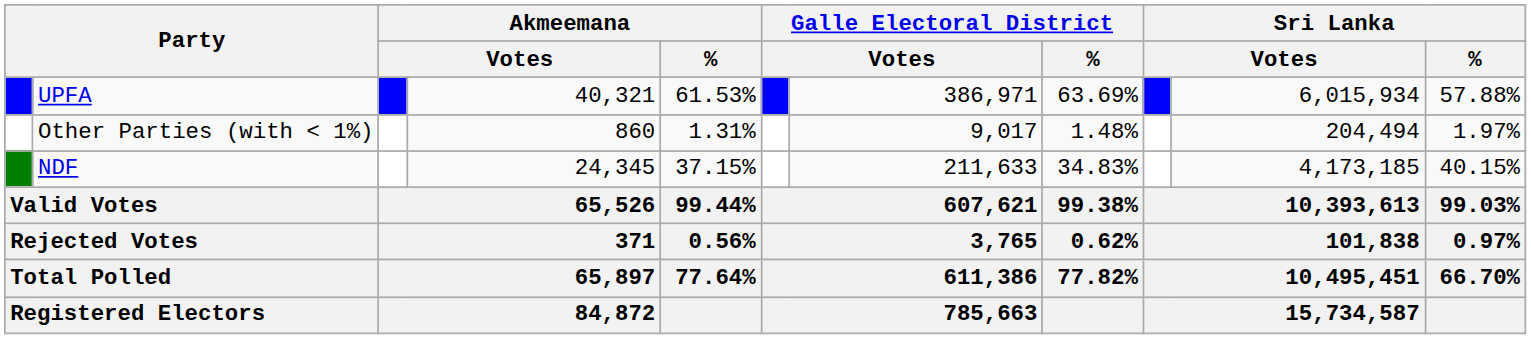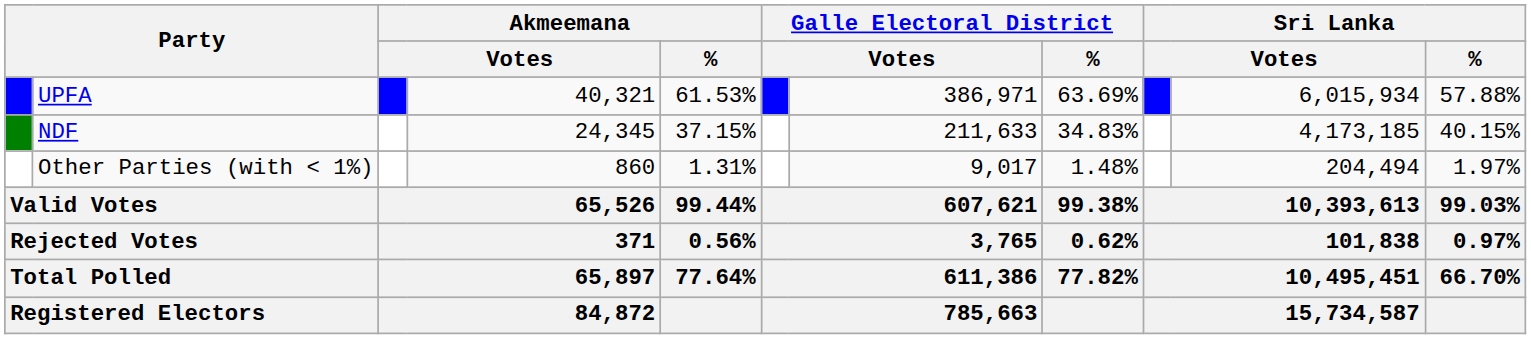rows swapped: (58, 169) <-> (206, 132)
